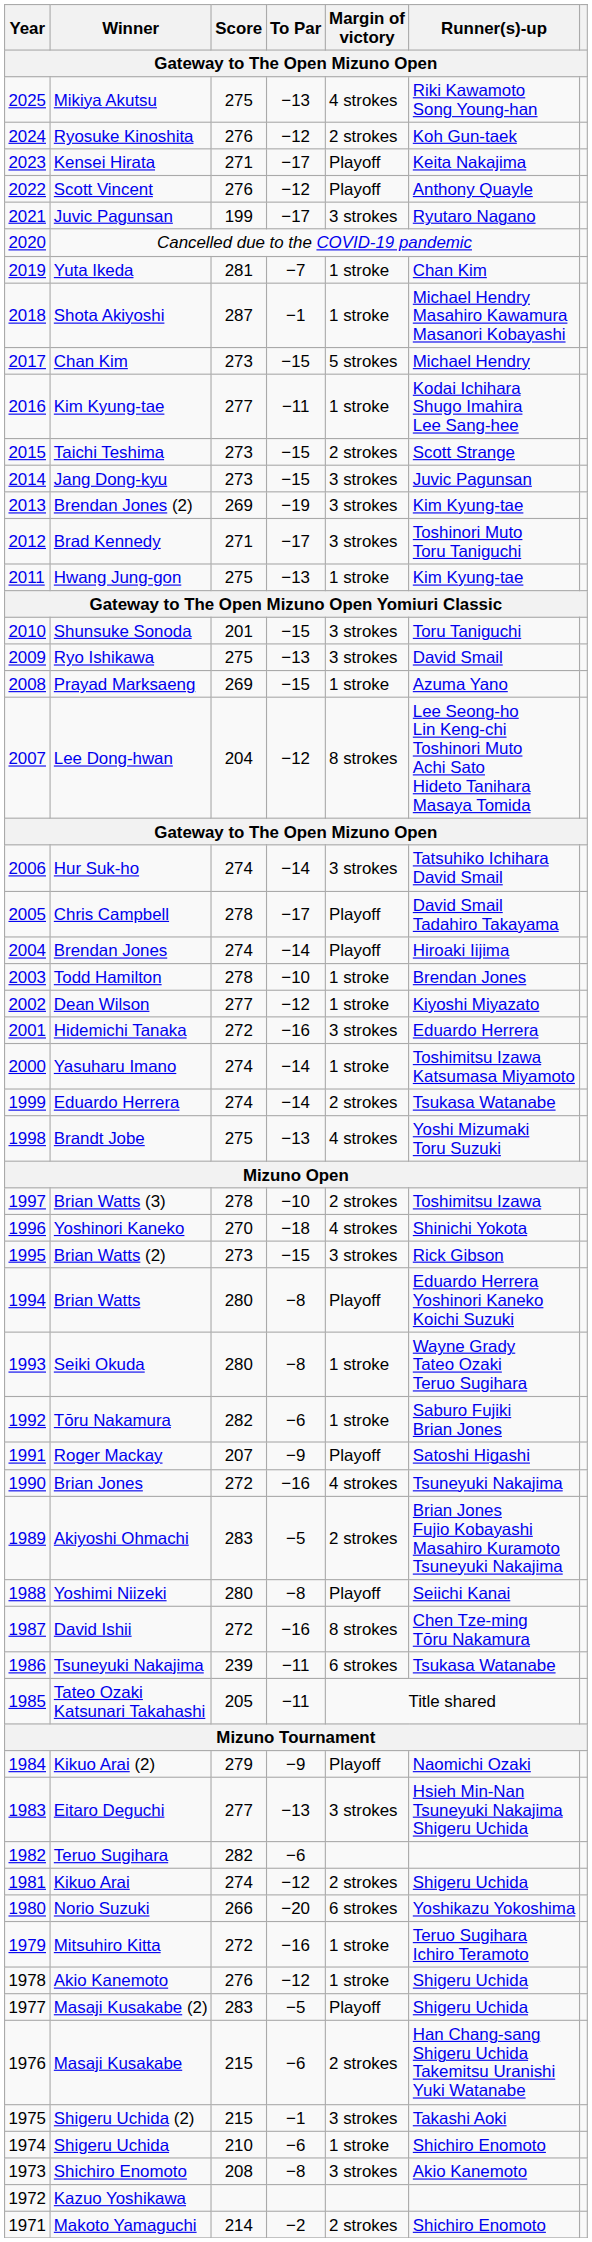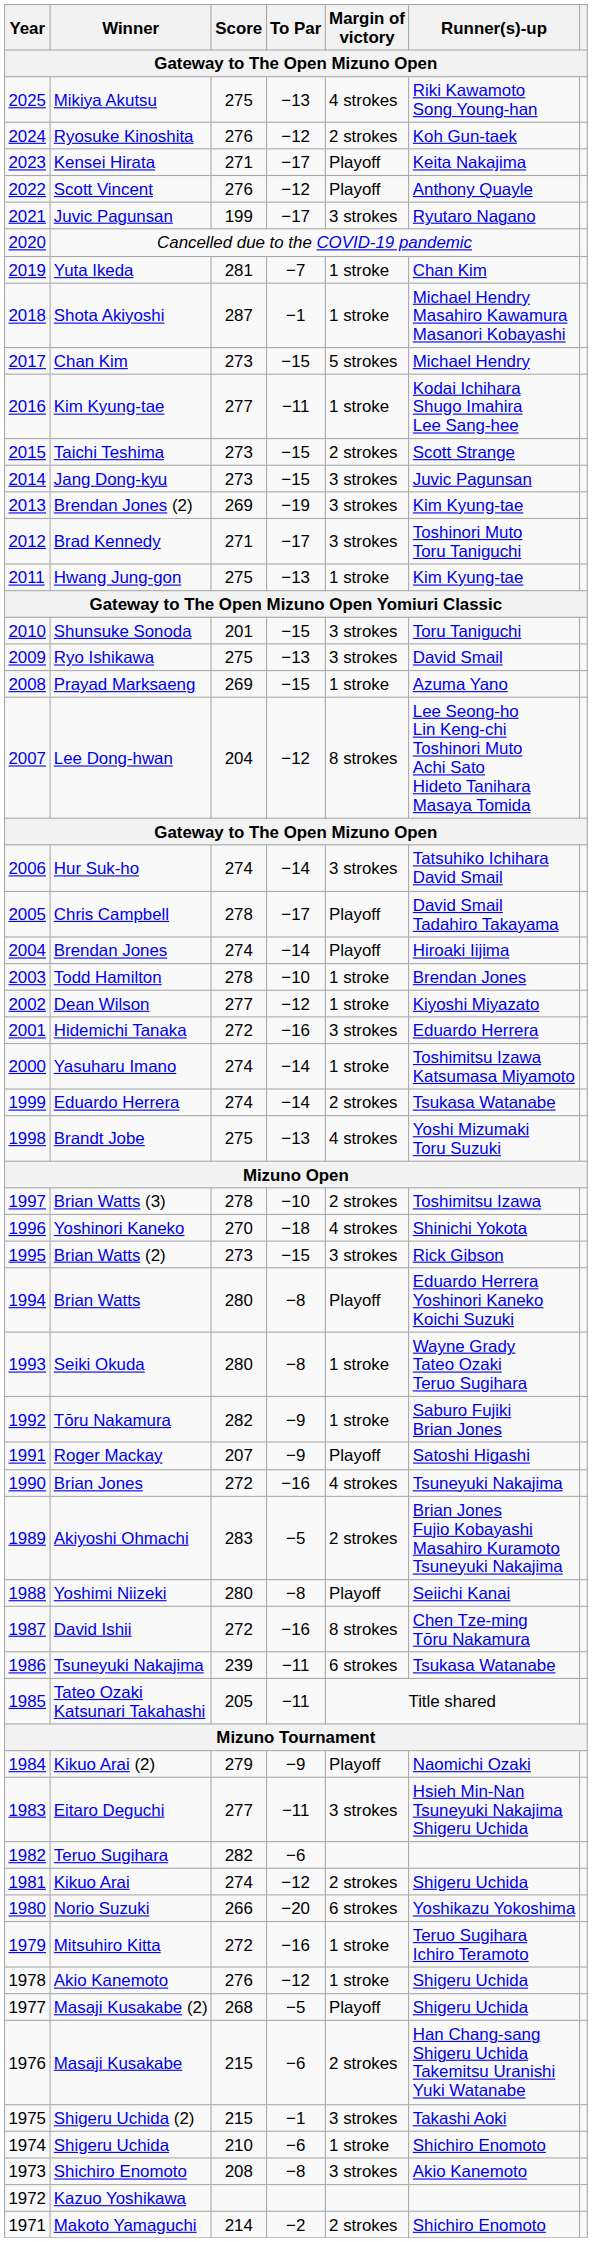(296, 1420) −6 -> (296, 1420) −9
(296, 1810) −13 -> (296, 1810) −11
(239, 2008) 283 -> (239, 2008) 268
